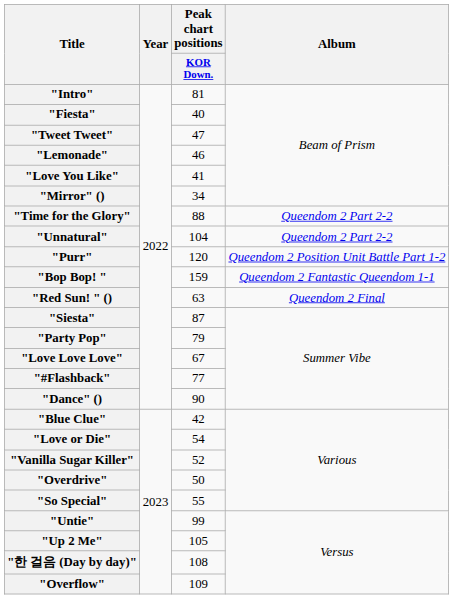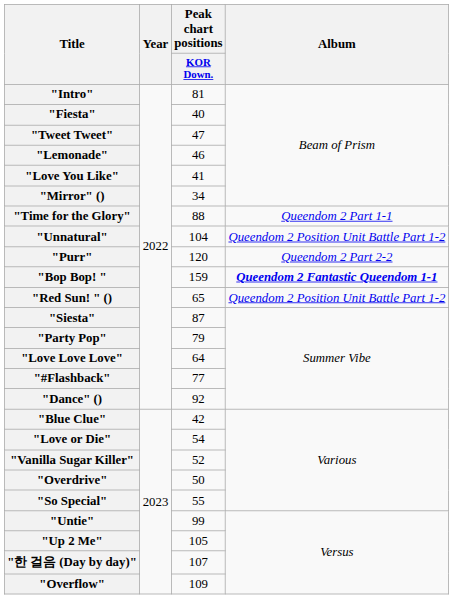(337, 216) Queendom 2 Part 2-2 -> (337, 216) Queendom 2 Part 1-1
(337, 236) Queendom 2 Part 2-2 -> (337, 236) Queendom 2 Position Unit Battle Part 1-2
(337, 256) Queendom 2 Position Unit Battle Part 1-2 -> (337, 256) Queendom 2 Part 2-2
(337, 277) normal -> (337, 277) bold
(198, 297) 63 -> (198, 297) 65
(337, 297) Queendom 2 Final -> (337, 297) Queendom 2 Position Unit Battle Part 1-2
(198, 358) 67 -> (198, 358) 64
(198, 399) 90 -> (198, 399) 92
(198, 562) 108 -> (198, 562) 107
